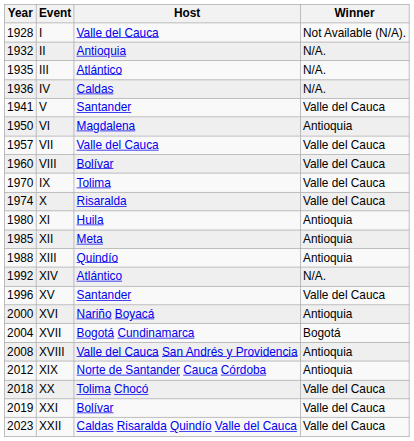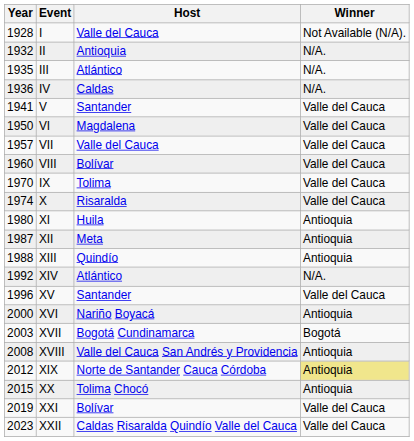(328, 126) Antioquia -> (344, 126) Valle del Cauca
(20, 239) 1985 -> (20, 239) 1987
(20, 333) 2004 -> (20, 333) 2003
(328, 370) no background -> (328, 370) khaki background
(20, 389) 2018 -> (20, 389) 2015
(344, 389) Valle del Cauca -> (328, 389) Antioquia
